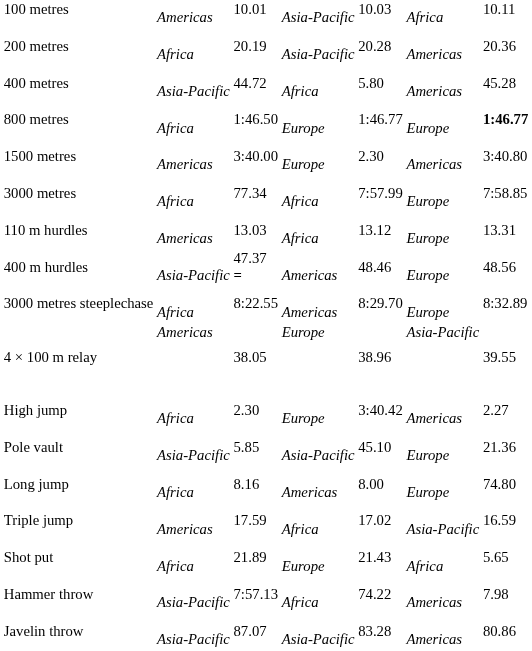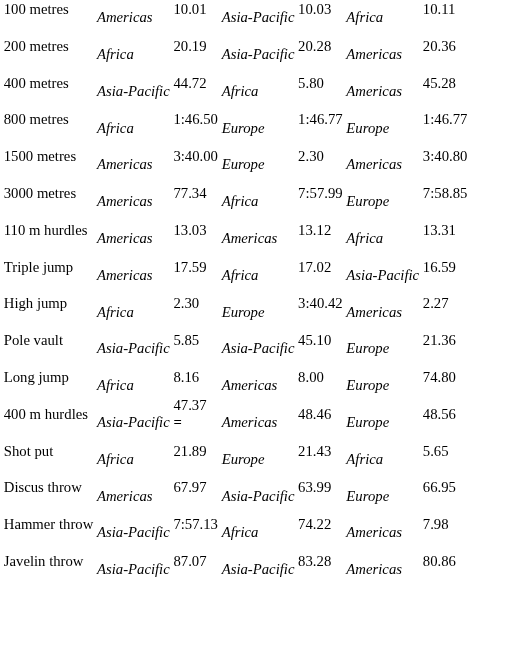(506, 119) bold -> (445, 119) normal
(175, 201) Africa -> (125, 201) Americas
(300, 238) Africa -> (249, 238) Americas
(428, 238) Europe -> (365, 238) Africa
rows swapped: (46, 266) <-> (38, 520)
- row: (79, 303)
- row: (50, 357)
+ row: (43, 487)
